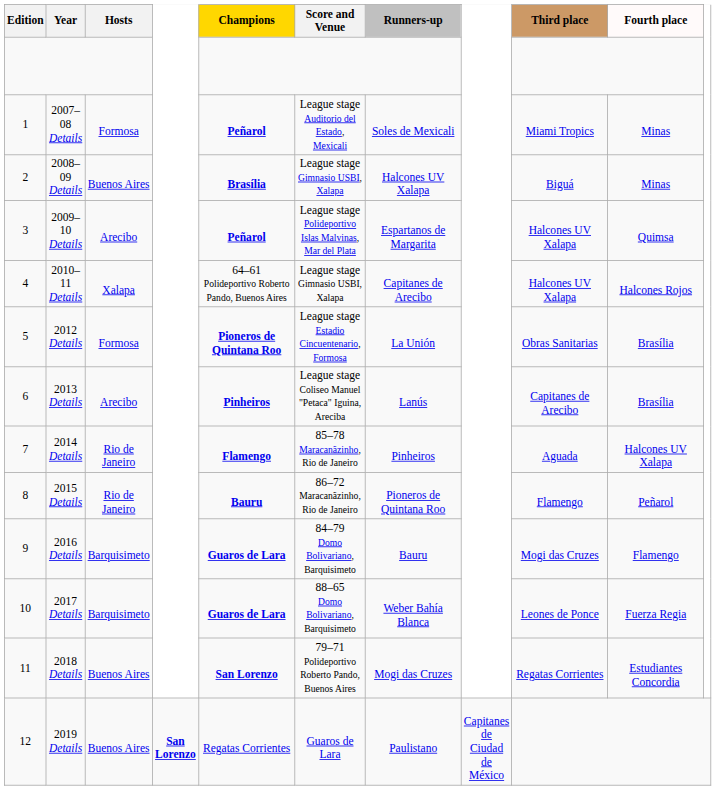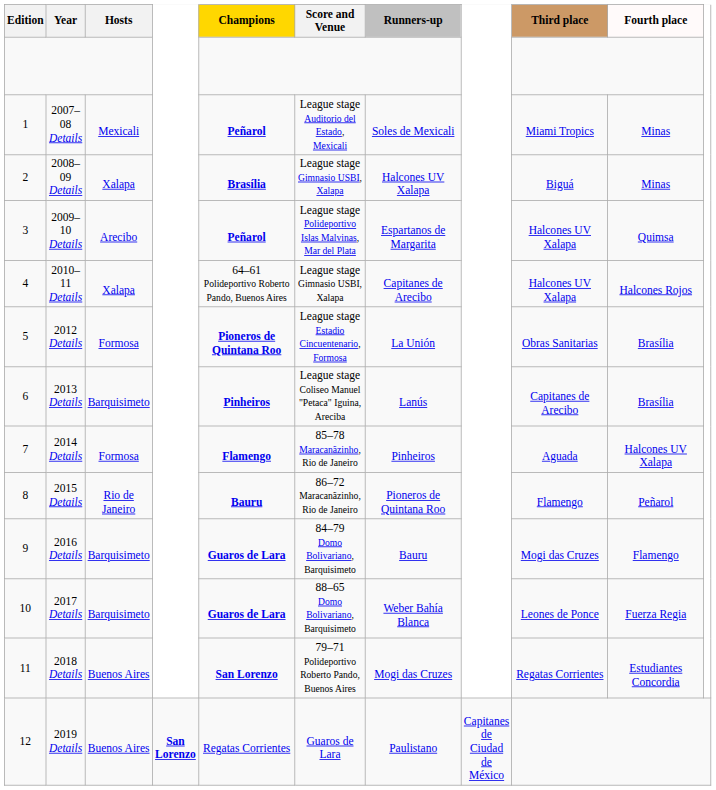(119, 131) Formosa -> (119, 131) Mexicali
(119, 184) Buenos Aires -> (119, 184) Xalapa
(119, 403) Arecibo -> (119, 403) Barquisimeto
(119, 456) Rio de Janeiro -> (119, 456) Formosa
